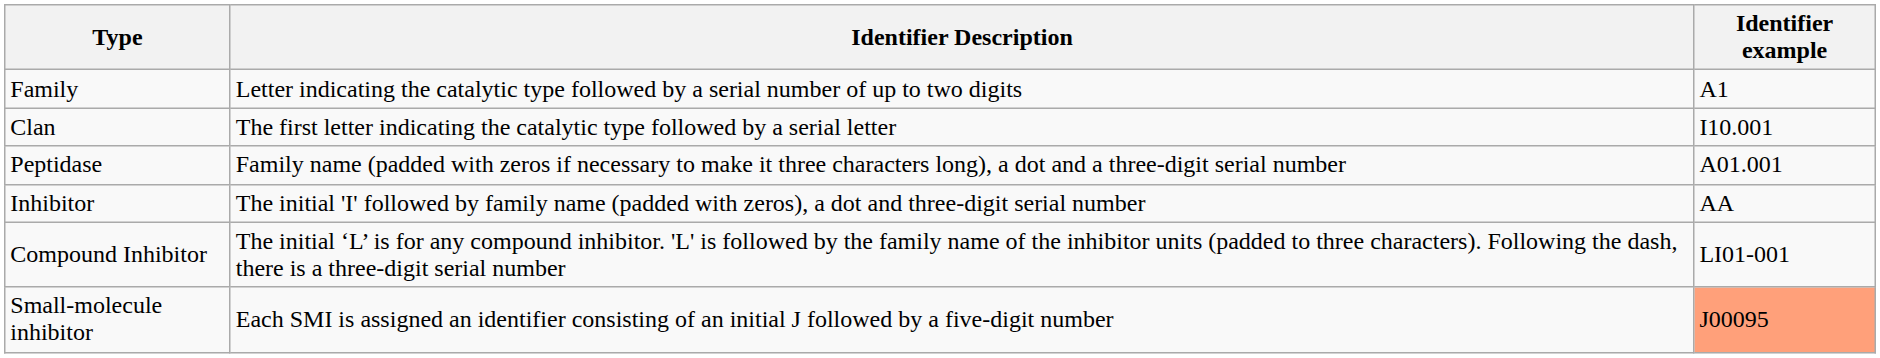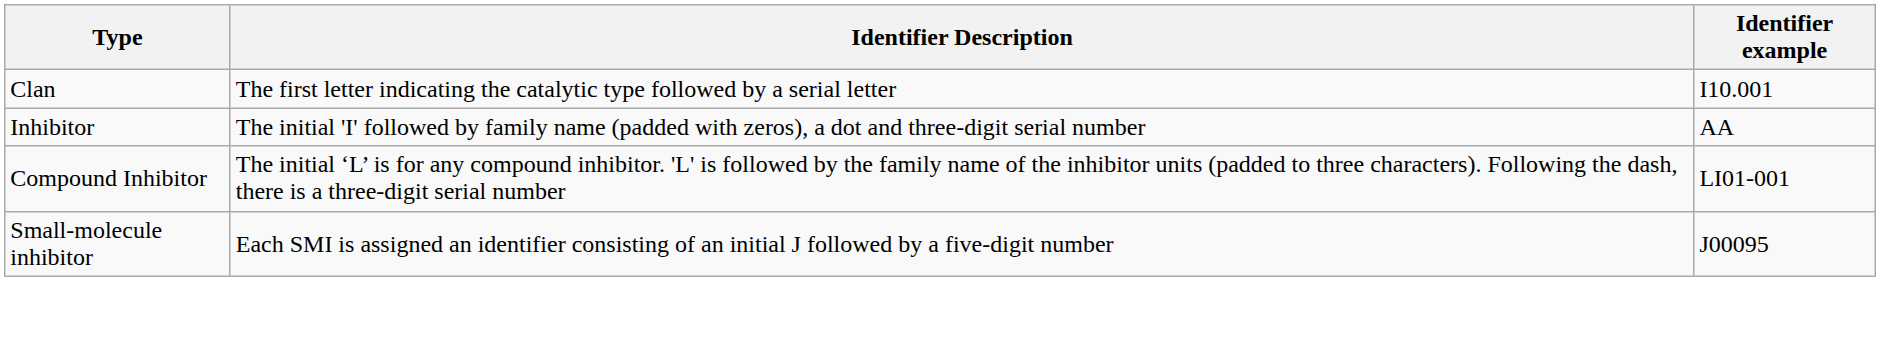- row: (44, 88)
- row: (56, 164)
(1734, 319) lightsalmon background -> (1734, 243) no background
